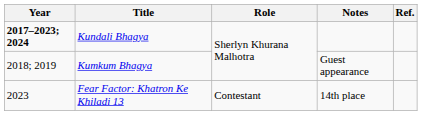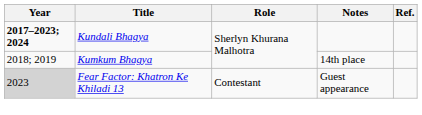(344, 65) Guest appearance -> (342, 59) 14th place
(18, 95) no background -> (18, 83) lightgrey background
(342, 95) 14th place -> (344, 83) Guest appearance
